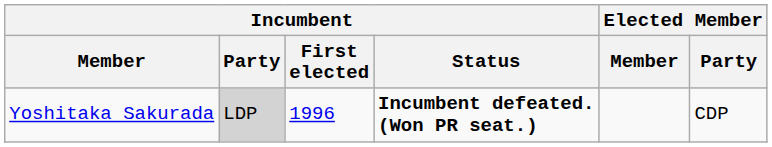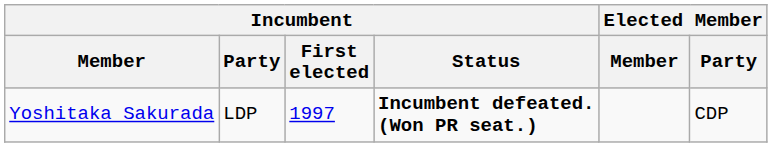(240, 115) lightgrey background -> (240, 115) no background
(312, 115) 1996 -> (312, 115) 1997
